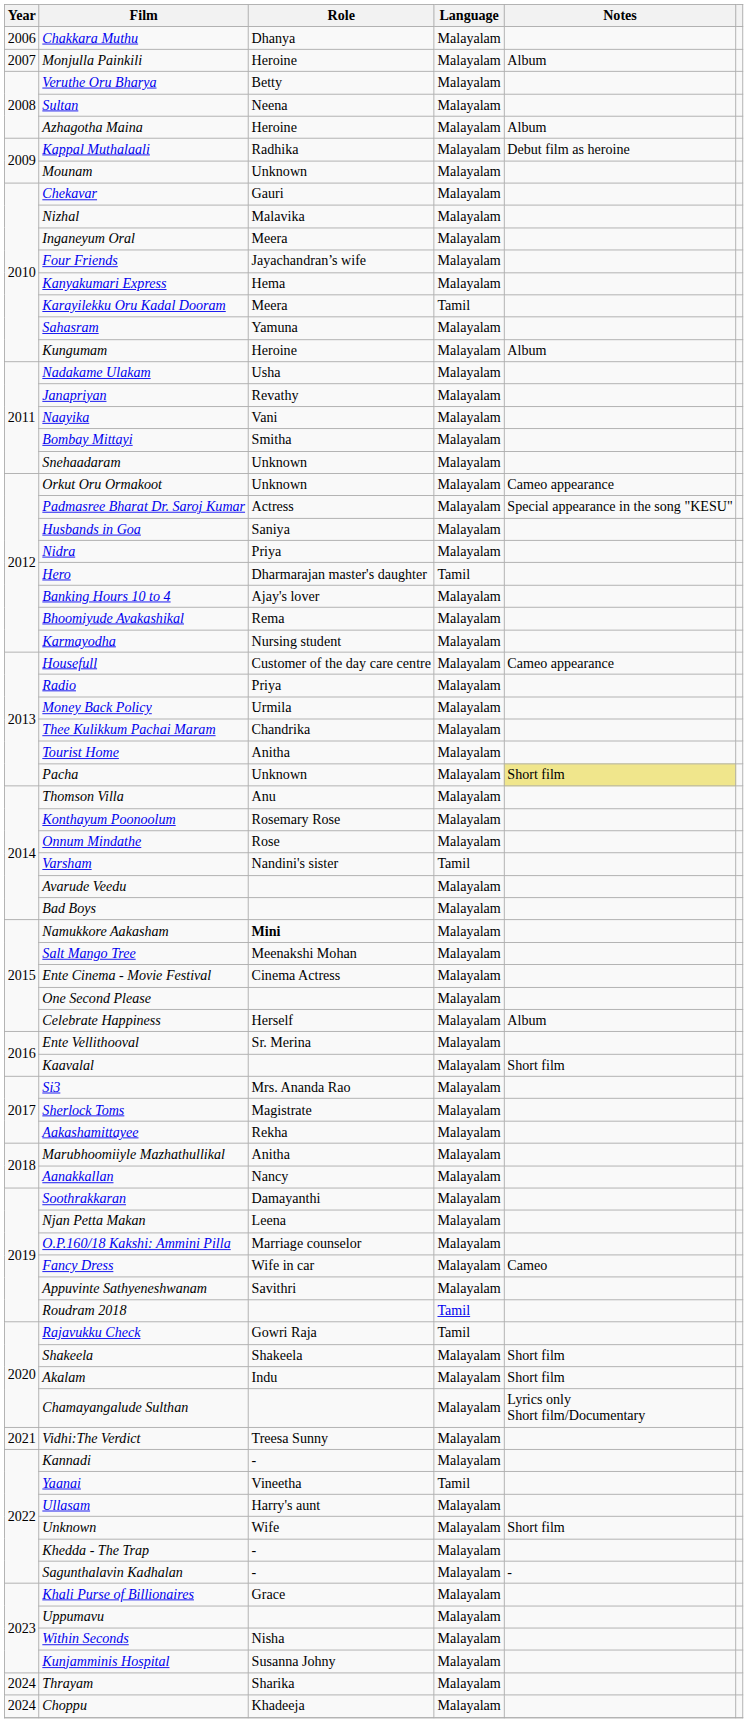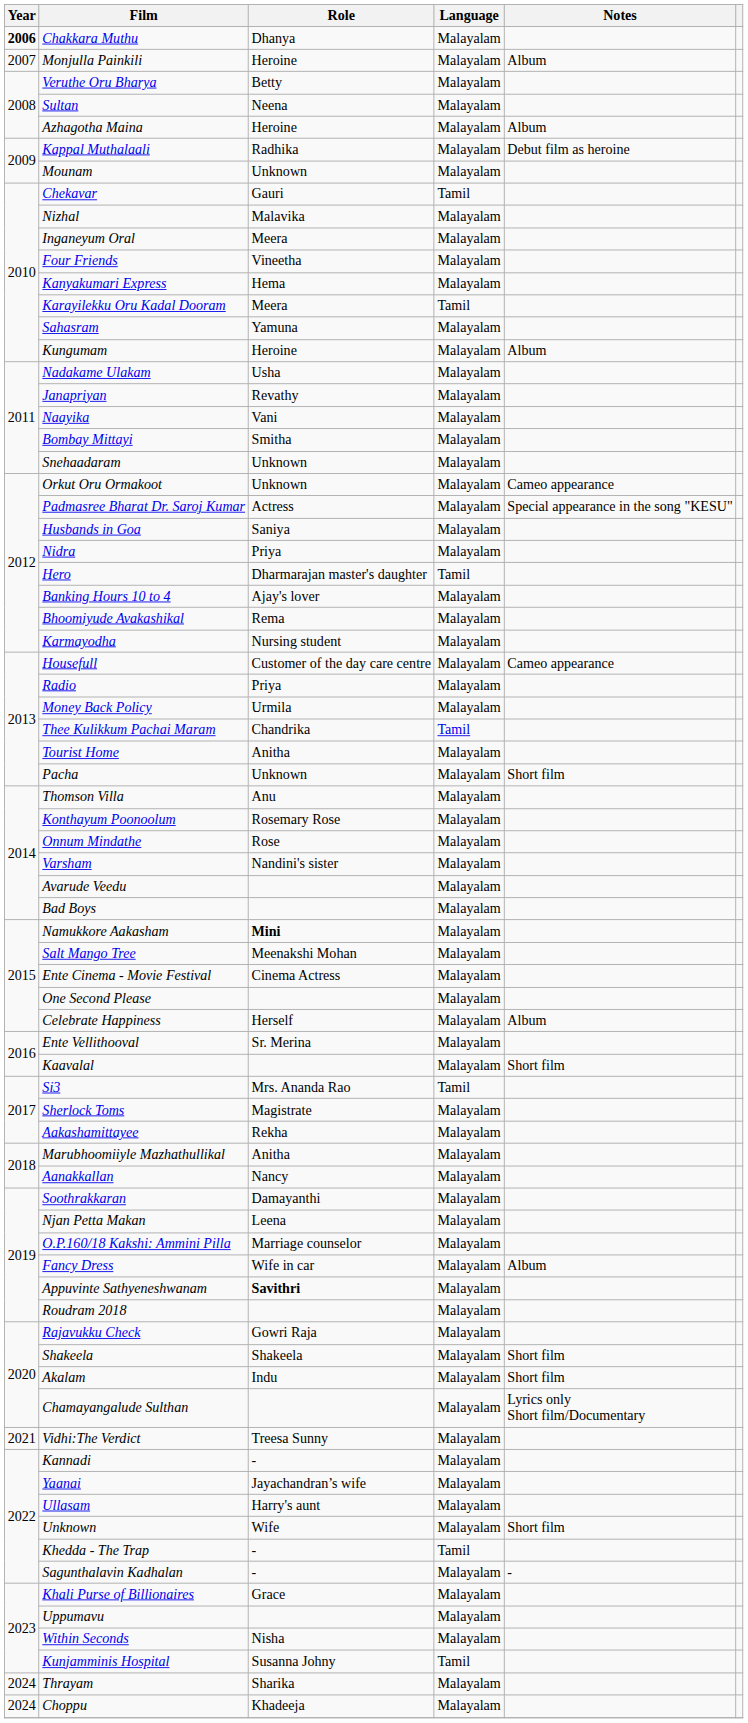(22, 37) normal -> (22, 37) bold
(469, 194) Malayalam -> (454, 194) Tamil
(309, 261) Jayachandran’s wife -> (277, 261) Vineetha
(469, 730) Malayalam -> (454, 730) Tamil
(536, 774) khaki background -> (536, 774) no background
(454, 864) Tamil -> (469, 864) Malayalam
(469, 1087) Malayalam -> (454, 1087) Tamil
(527, 1266) Cameo -> (527, 1266) Album
(274, 1288) normal -> (276, 1288) bold
(454, 1310) Tamil -> (469, 1310) Malayalam
(454, 1333) Tamil -> (469, 1333) Malayalam
(277, 1482) Vineetha -> (309, 1482) Jayachandran’s wife
(454, 1482) Tamil -> (469, 1482) Malayalam
(469, 1549) Malayalam -> (454, 1549) Tamil
(469, 1661) Malayalam -> (454, 1661) Tamil
